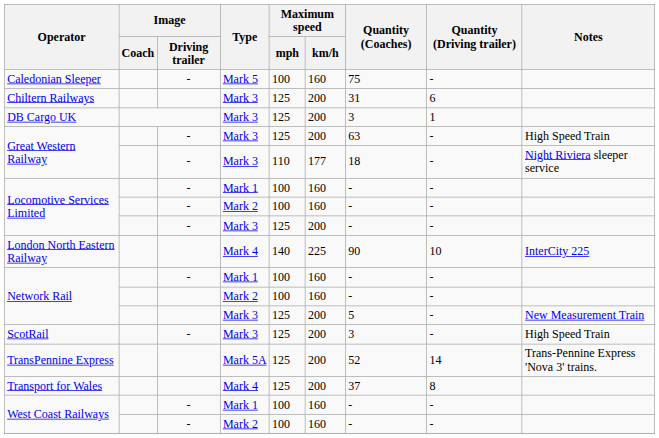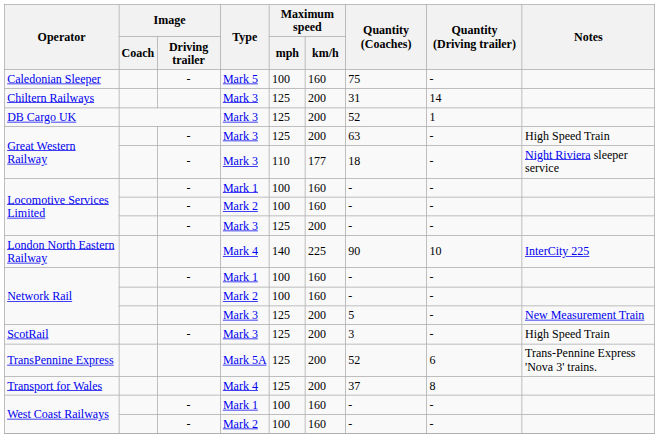(432, 98) 6 -> (435, 98) 14
(351, 117) 3 -> (354, 117) 52
(435, 360) 14 -> (432, 360) 6
